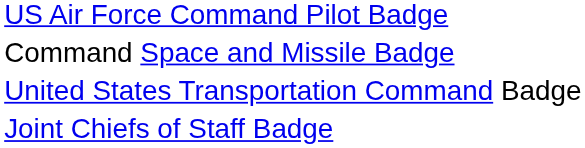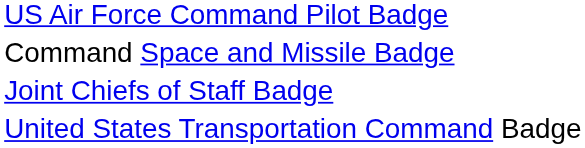rows swapped: (169, 129) <-> (293, 91)
